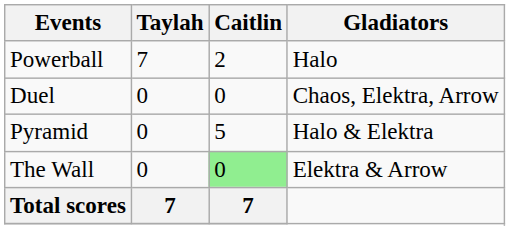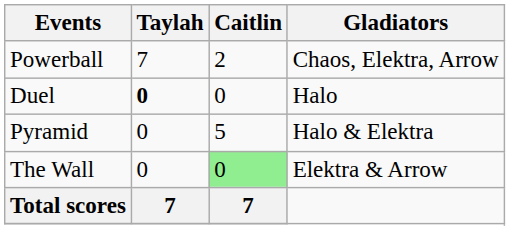(315, 59) Halo -> (396, 59) Chaos, Elektra, Arrow
(142, 95) normal -> (142, 95) bold
(396, 95) Chaos, Elektra, Arrow -> (315, 95) Halo
